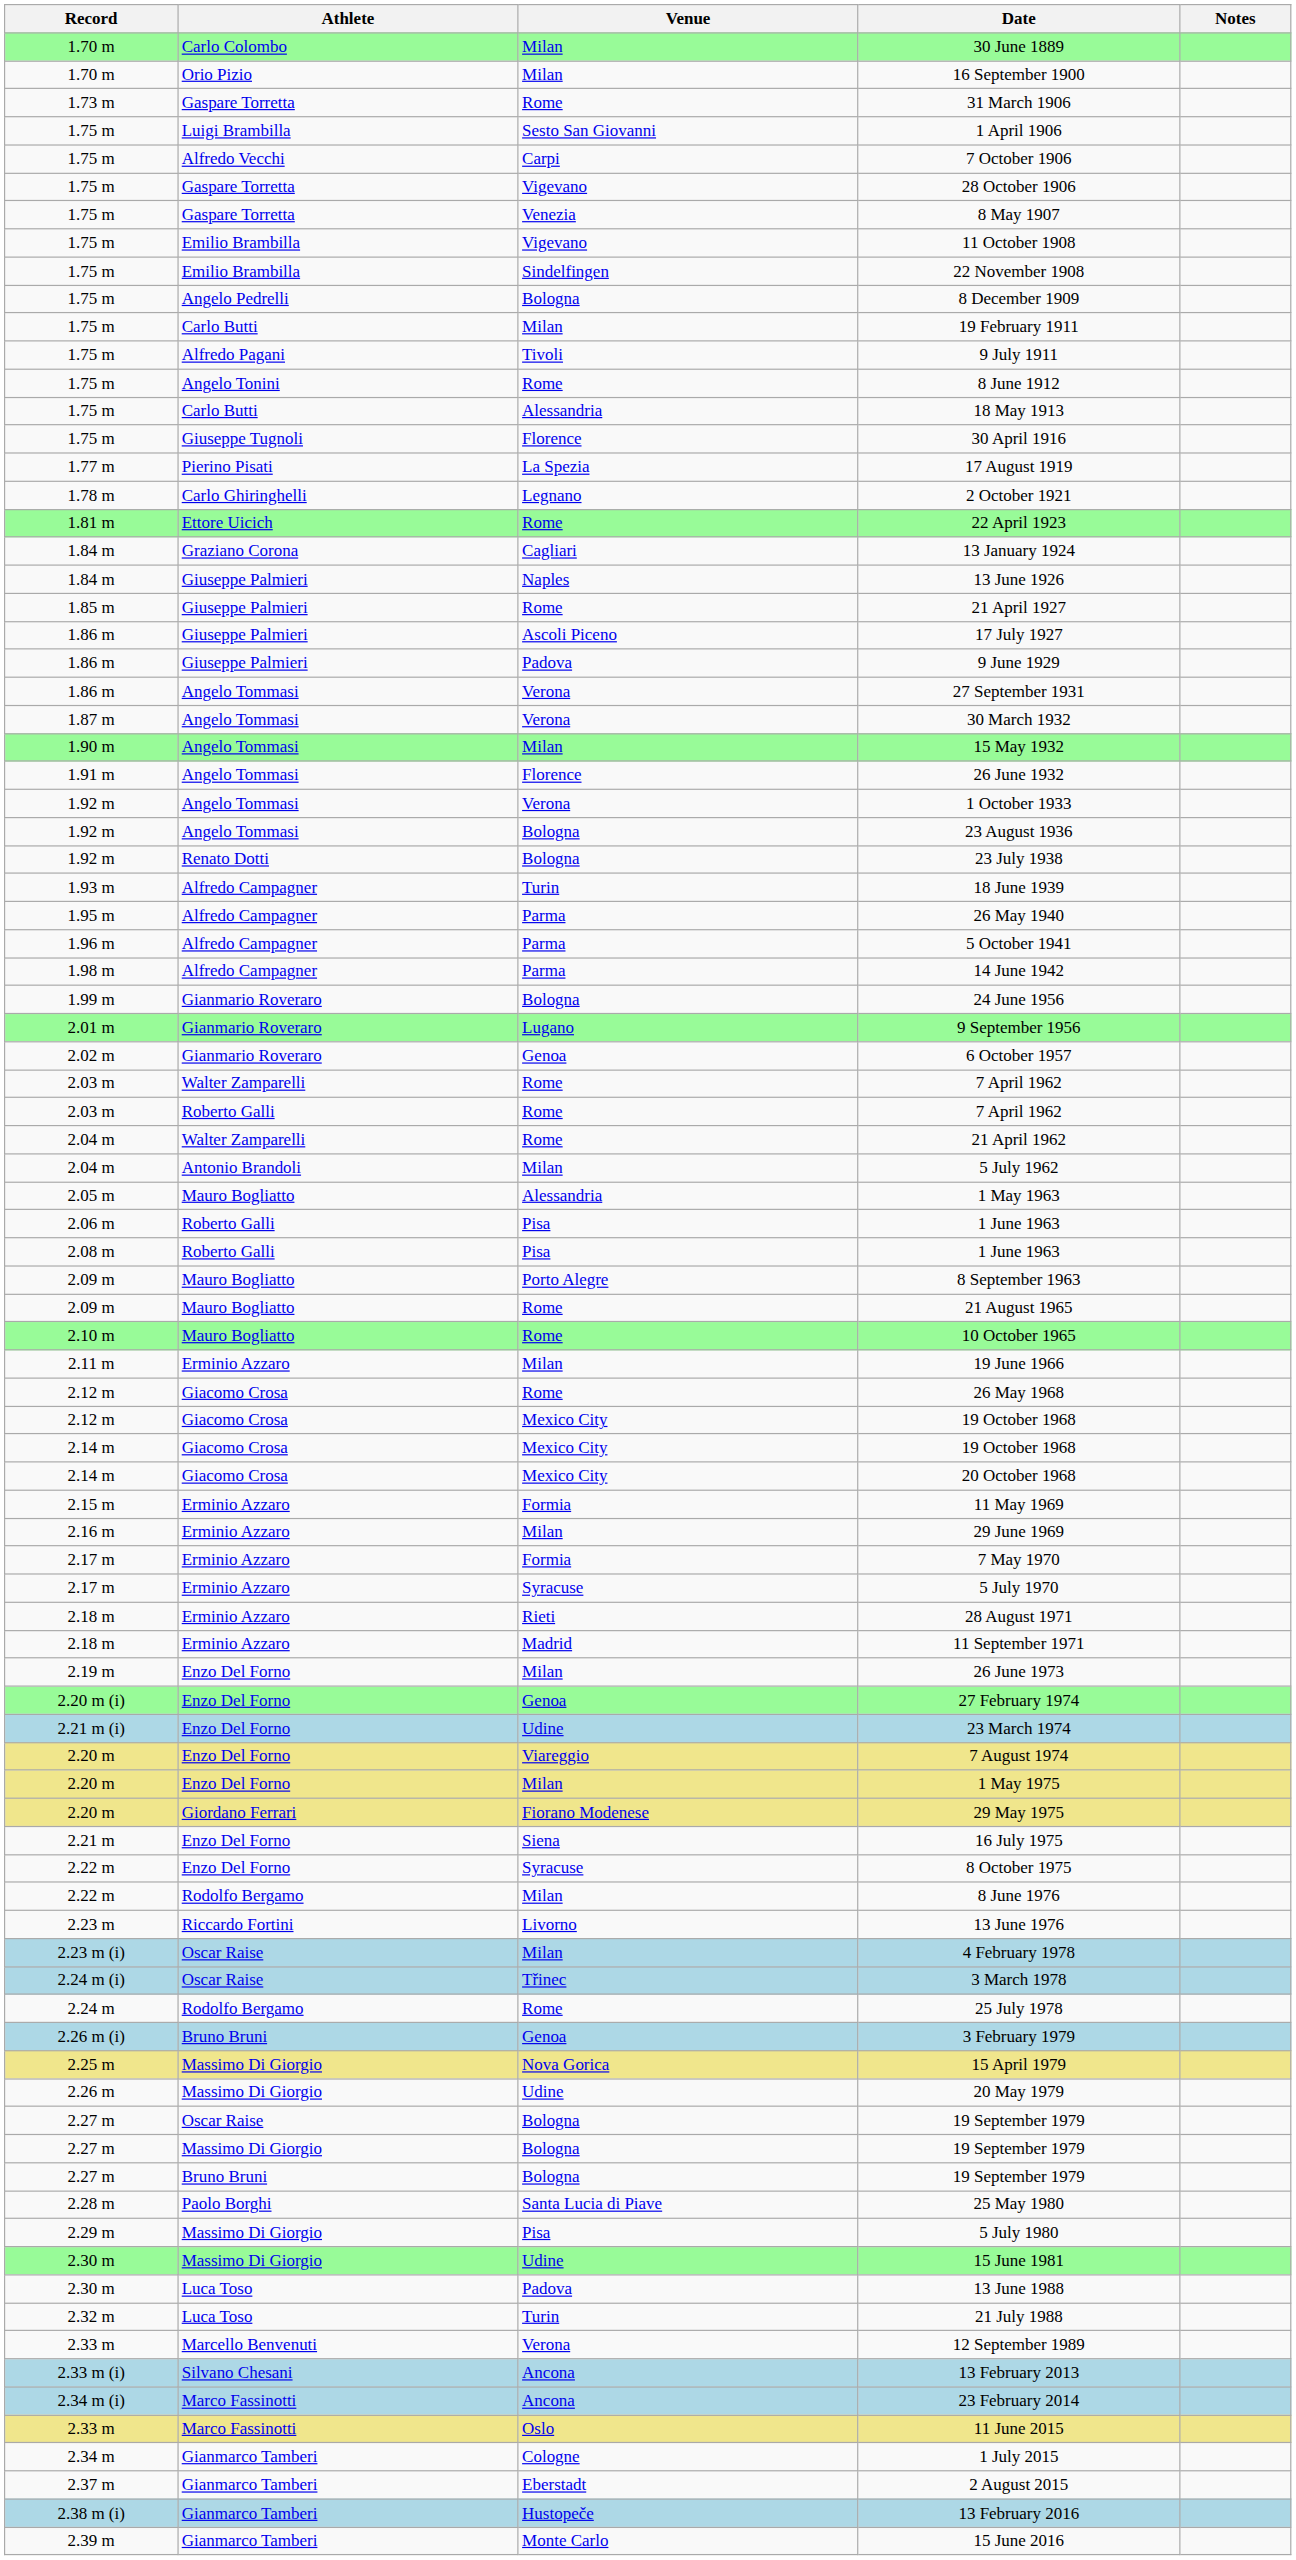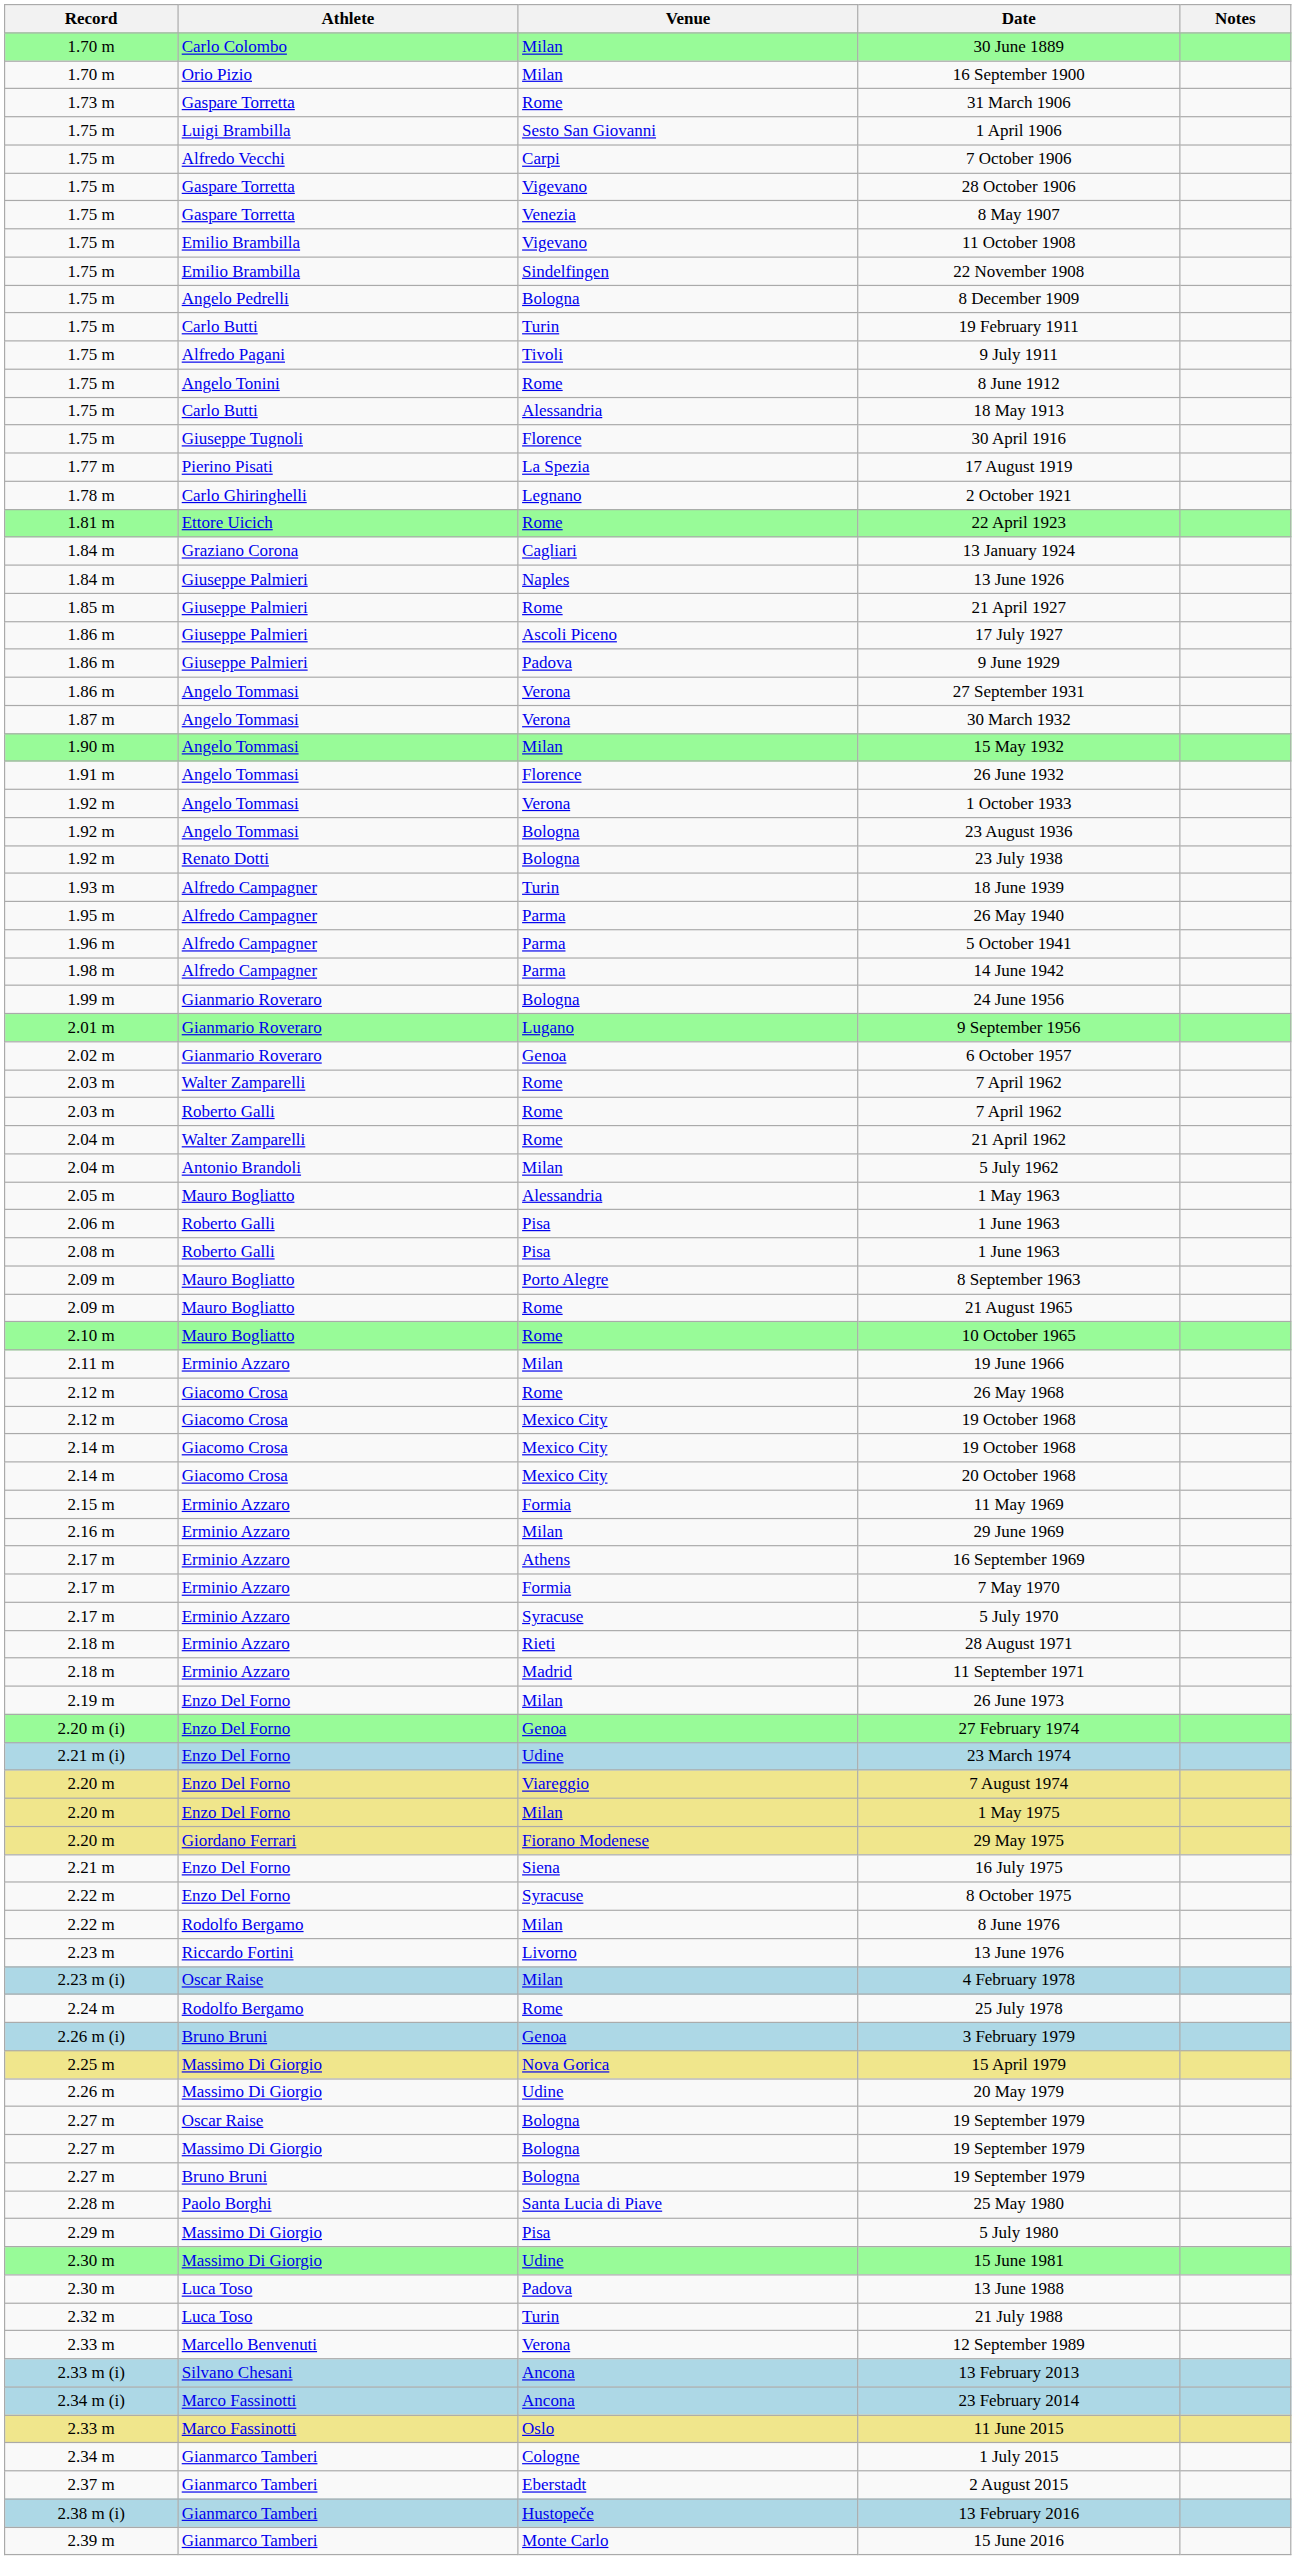(542, 327) Milan -> (541, 327) Turin
+ row: (236, 1560)
- row: (223, 1980)
